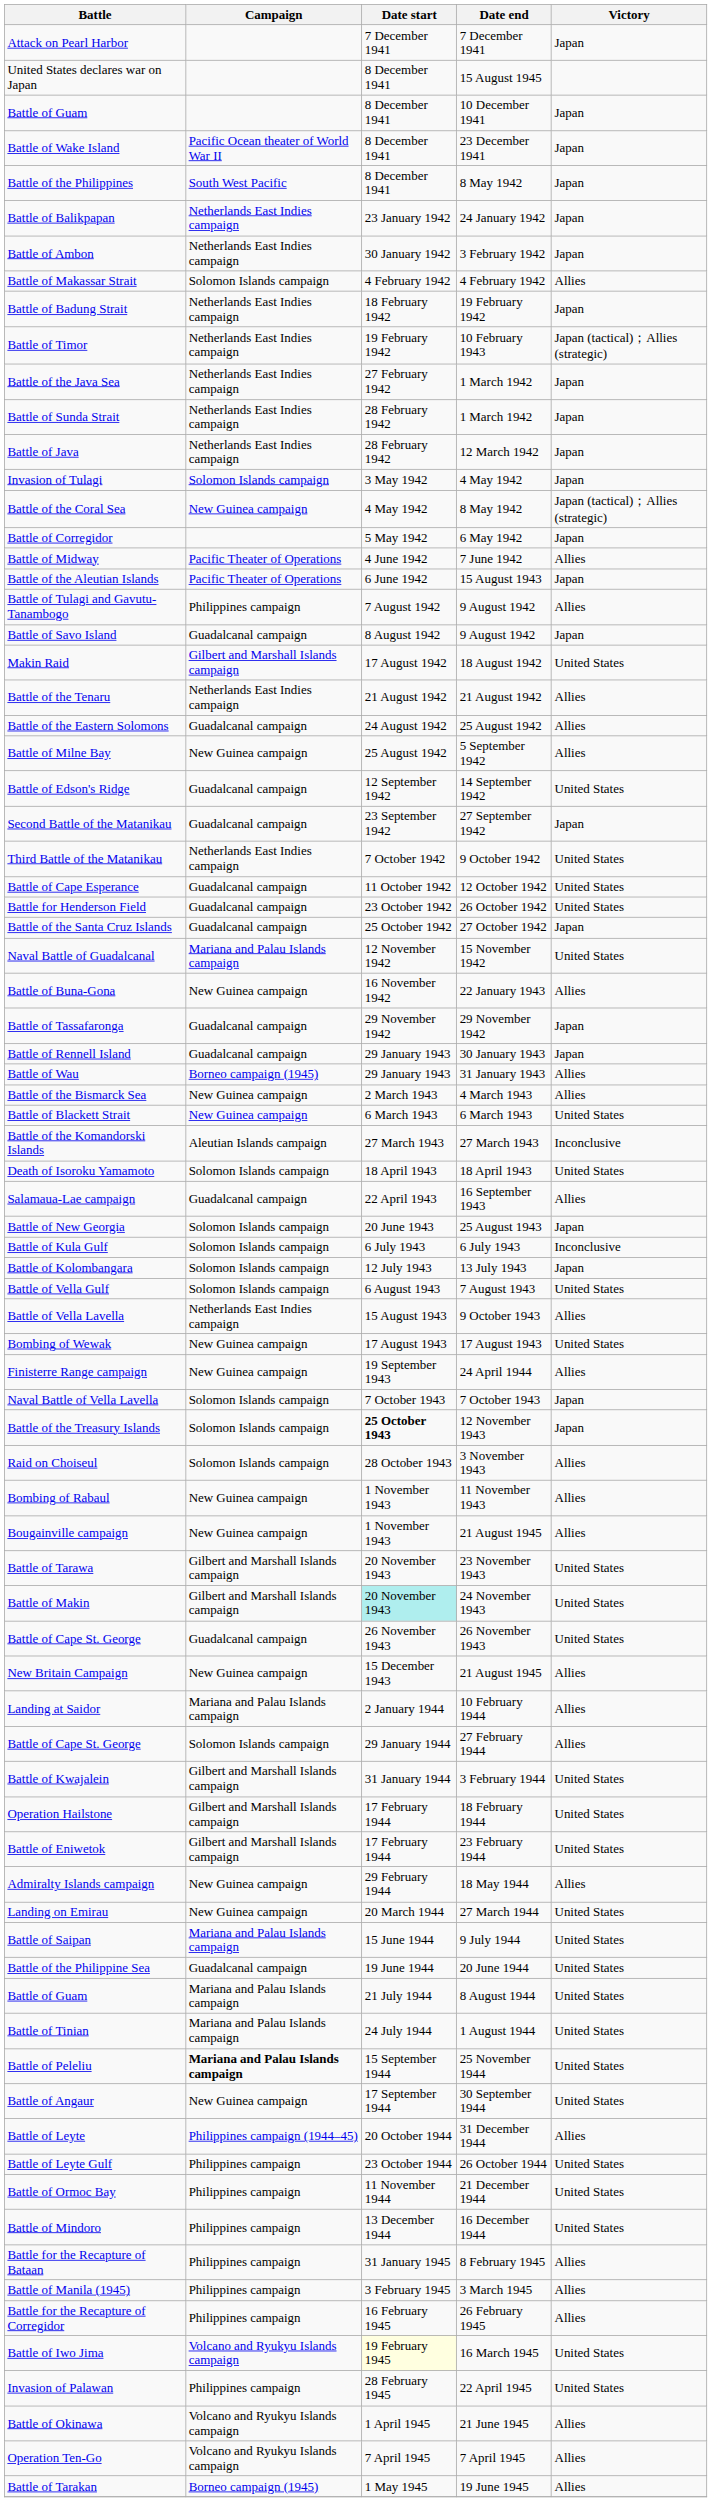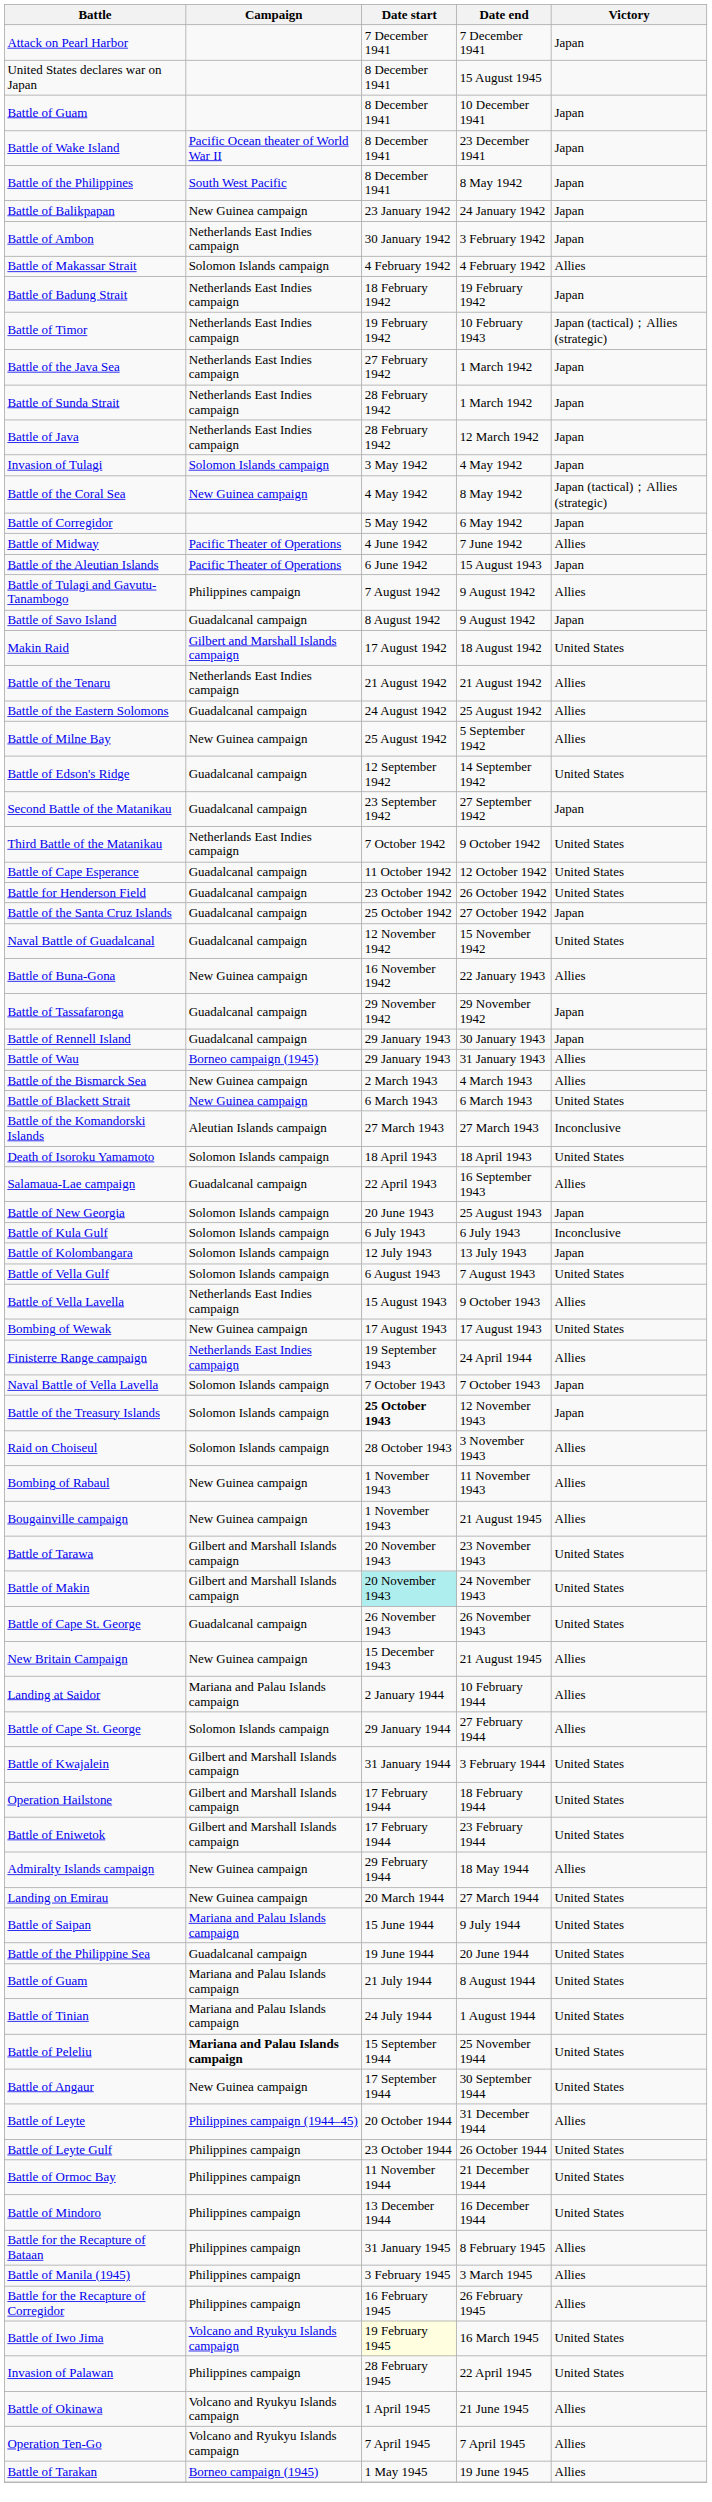(250, 218) Netherlands East Indies campaign -> (248, 210) New Guinea campaign
(257, 955) Mariana and Palau Islands campaign -> (248, 941) Guadalcanal campaign
(248, 1372) New Guinea campaign -> (250, 1357) Netherlands East Indies campaign
